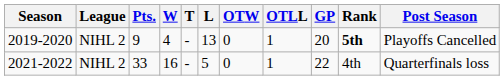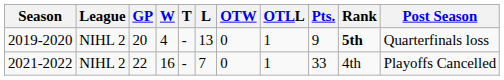columns swapped: (325, 16) <-> (144, 16)
(440, 39) Playoffs Cancelled -> (436, 39) Quarterfinals loss
(205, 63) 5 -> (202, 63) 7
(436, 63) Quarterfinals loss -> (440, 63) Playoffs Cancelled
